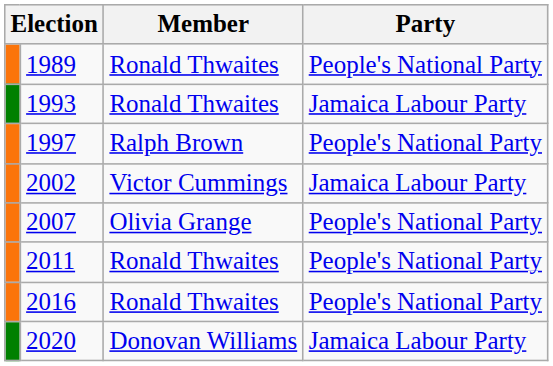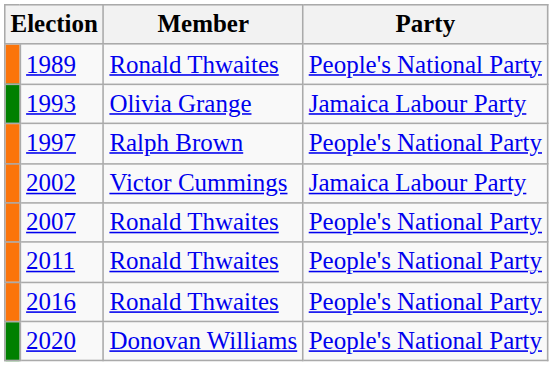(194, 103) Ronald Thwaites -> (180, 103) Olivia Grange
(180, 222) Olivia Grange -> (194, 222) Ronald Thwaites
(418, 340) Jamaica Labour Party -> (425, 340) People's National Party
